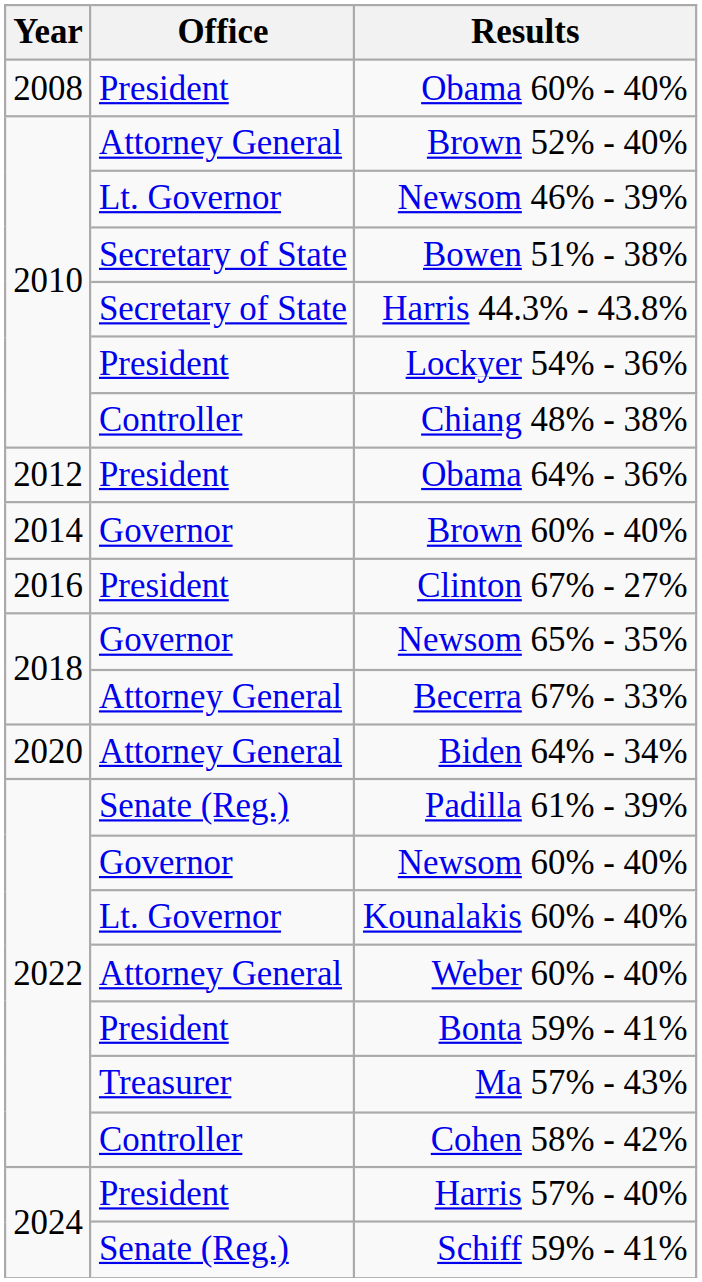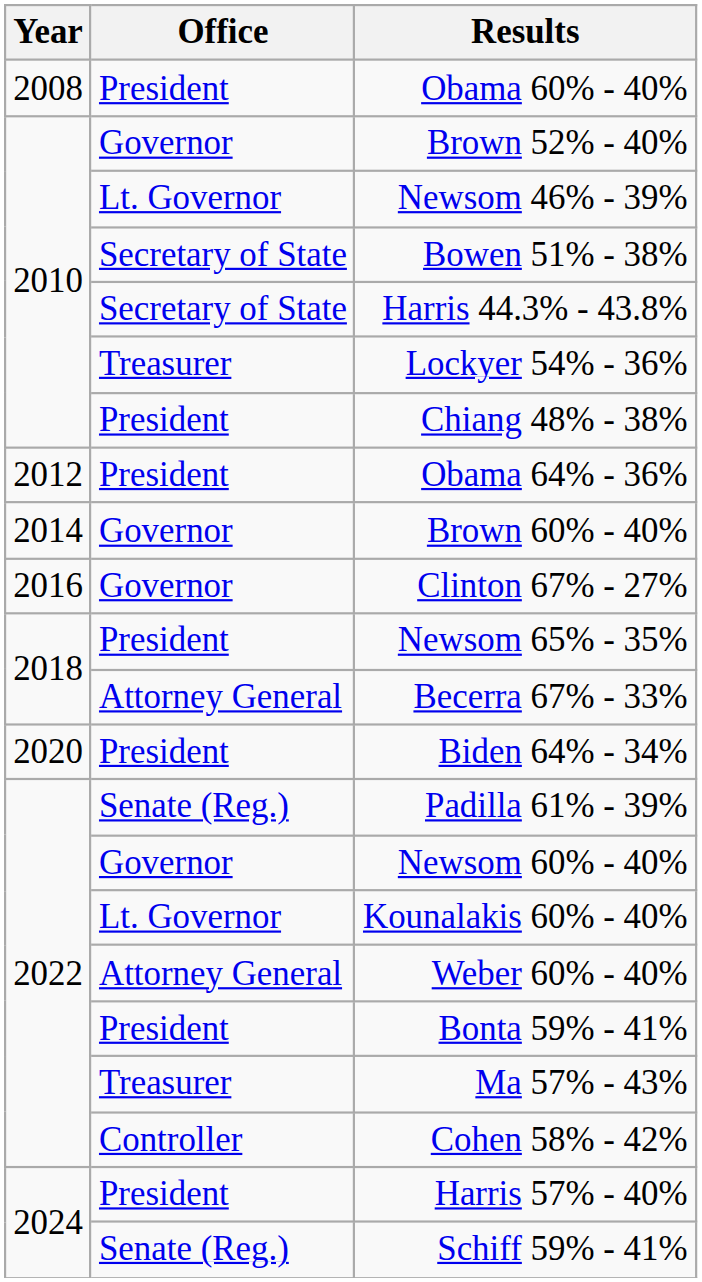(221, 142) Attorney General -> (166, 142) Governor
(164, 364) President -> (165, 364) Treasurer
(171, 419) Controller -> (164, 419) President
(164, 585) President -> (166, 585) Governor
(166, 640) Governor -> (164, 640) President
(221, 751) Attorney General -> (164, 751) President
